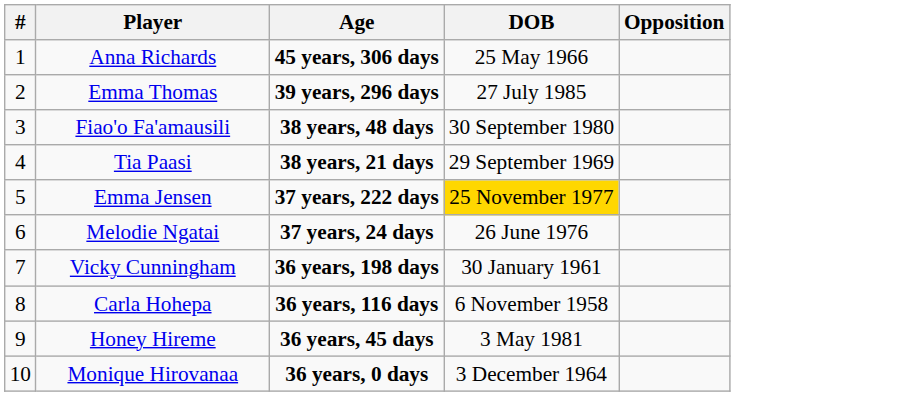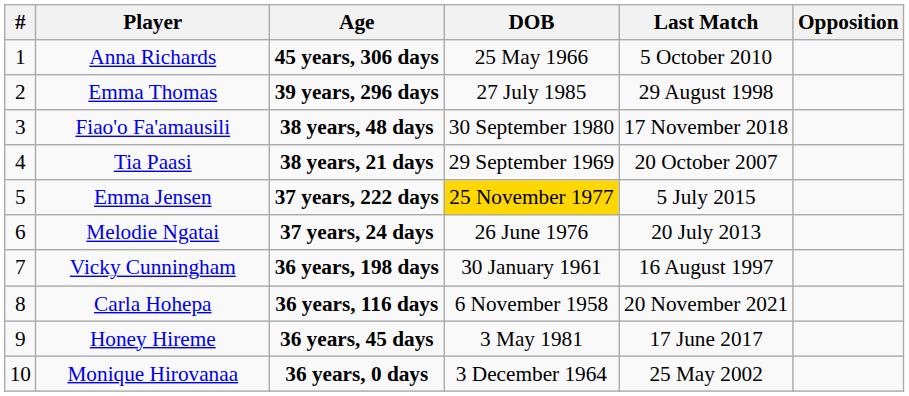+ column: (706, 22)
